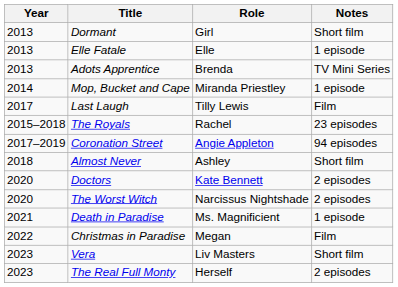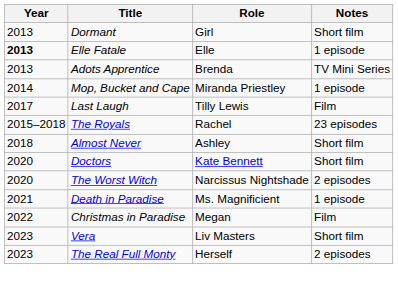(20, 50) normal -> (20, 50) bold
- row: (117, 143)
(342, 180) 2 episodes -> (339, 161) Short film
